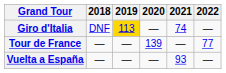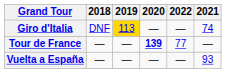columns swapped: (181, 12) <-> (208, 12)
(154, 44) normal -> (154, 44) bold
